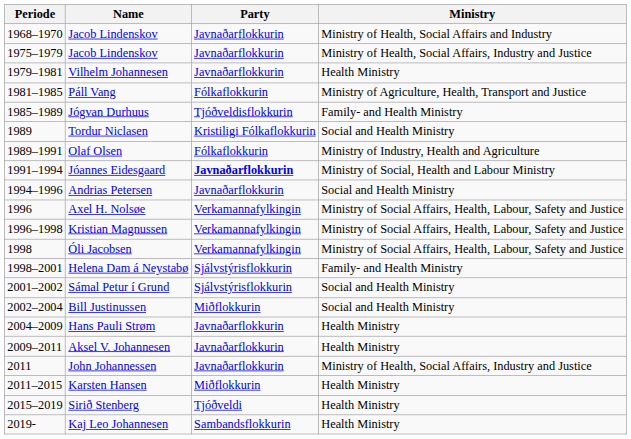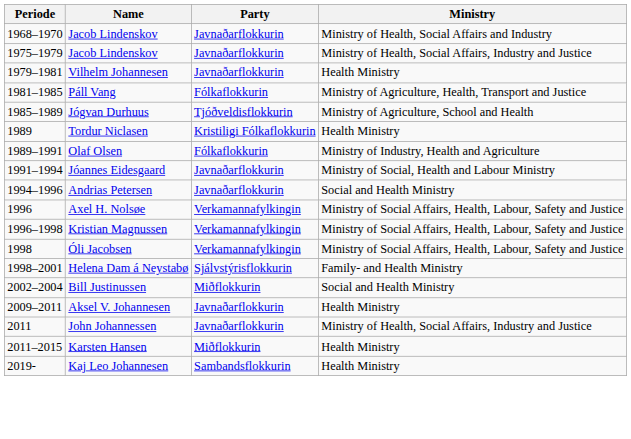(392, 111) Family- and Health Ministry -> (427, 111) Ministry of Agriculture, School and Health
(388, 131) Social and Health Ministry -> (360, 131) Health Ministry
(244, 170) bold -> (239, 170) normal
- row: (35, 287)
- row: (35, 326)
- row: (35, 405)
